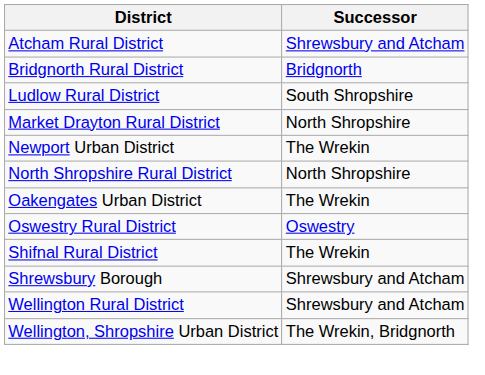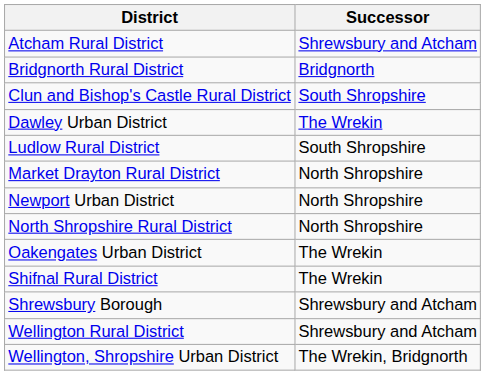+ row: (150, 95)
+ row: (88, 122)
(328, 148) The Wrekin -> (361, 200) North Shropshire
- row: (92, 226)
